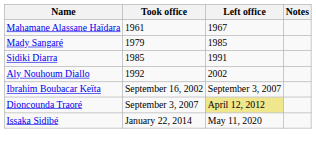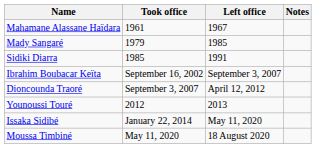- row: (48, 74)
(236, 105) khaki background -> (236, 89) no background
+ row: (39, 105)
+ row: (39, 136)
